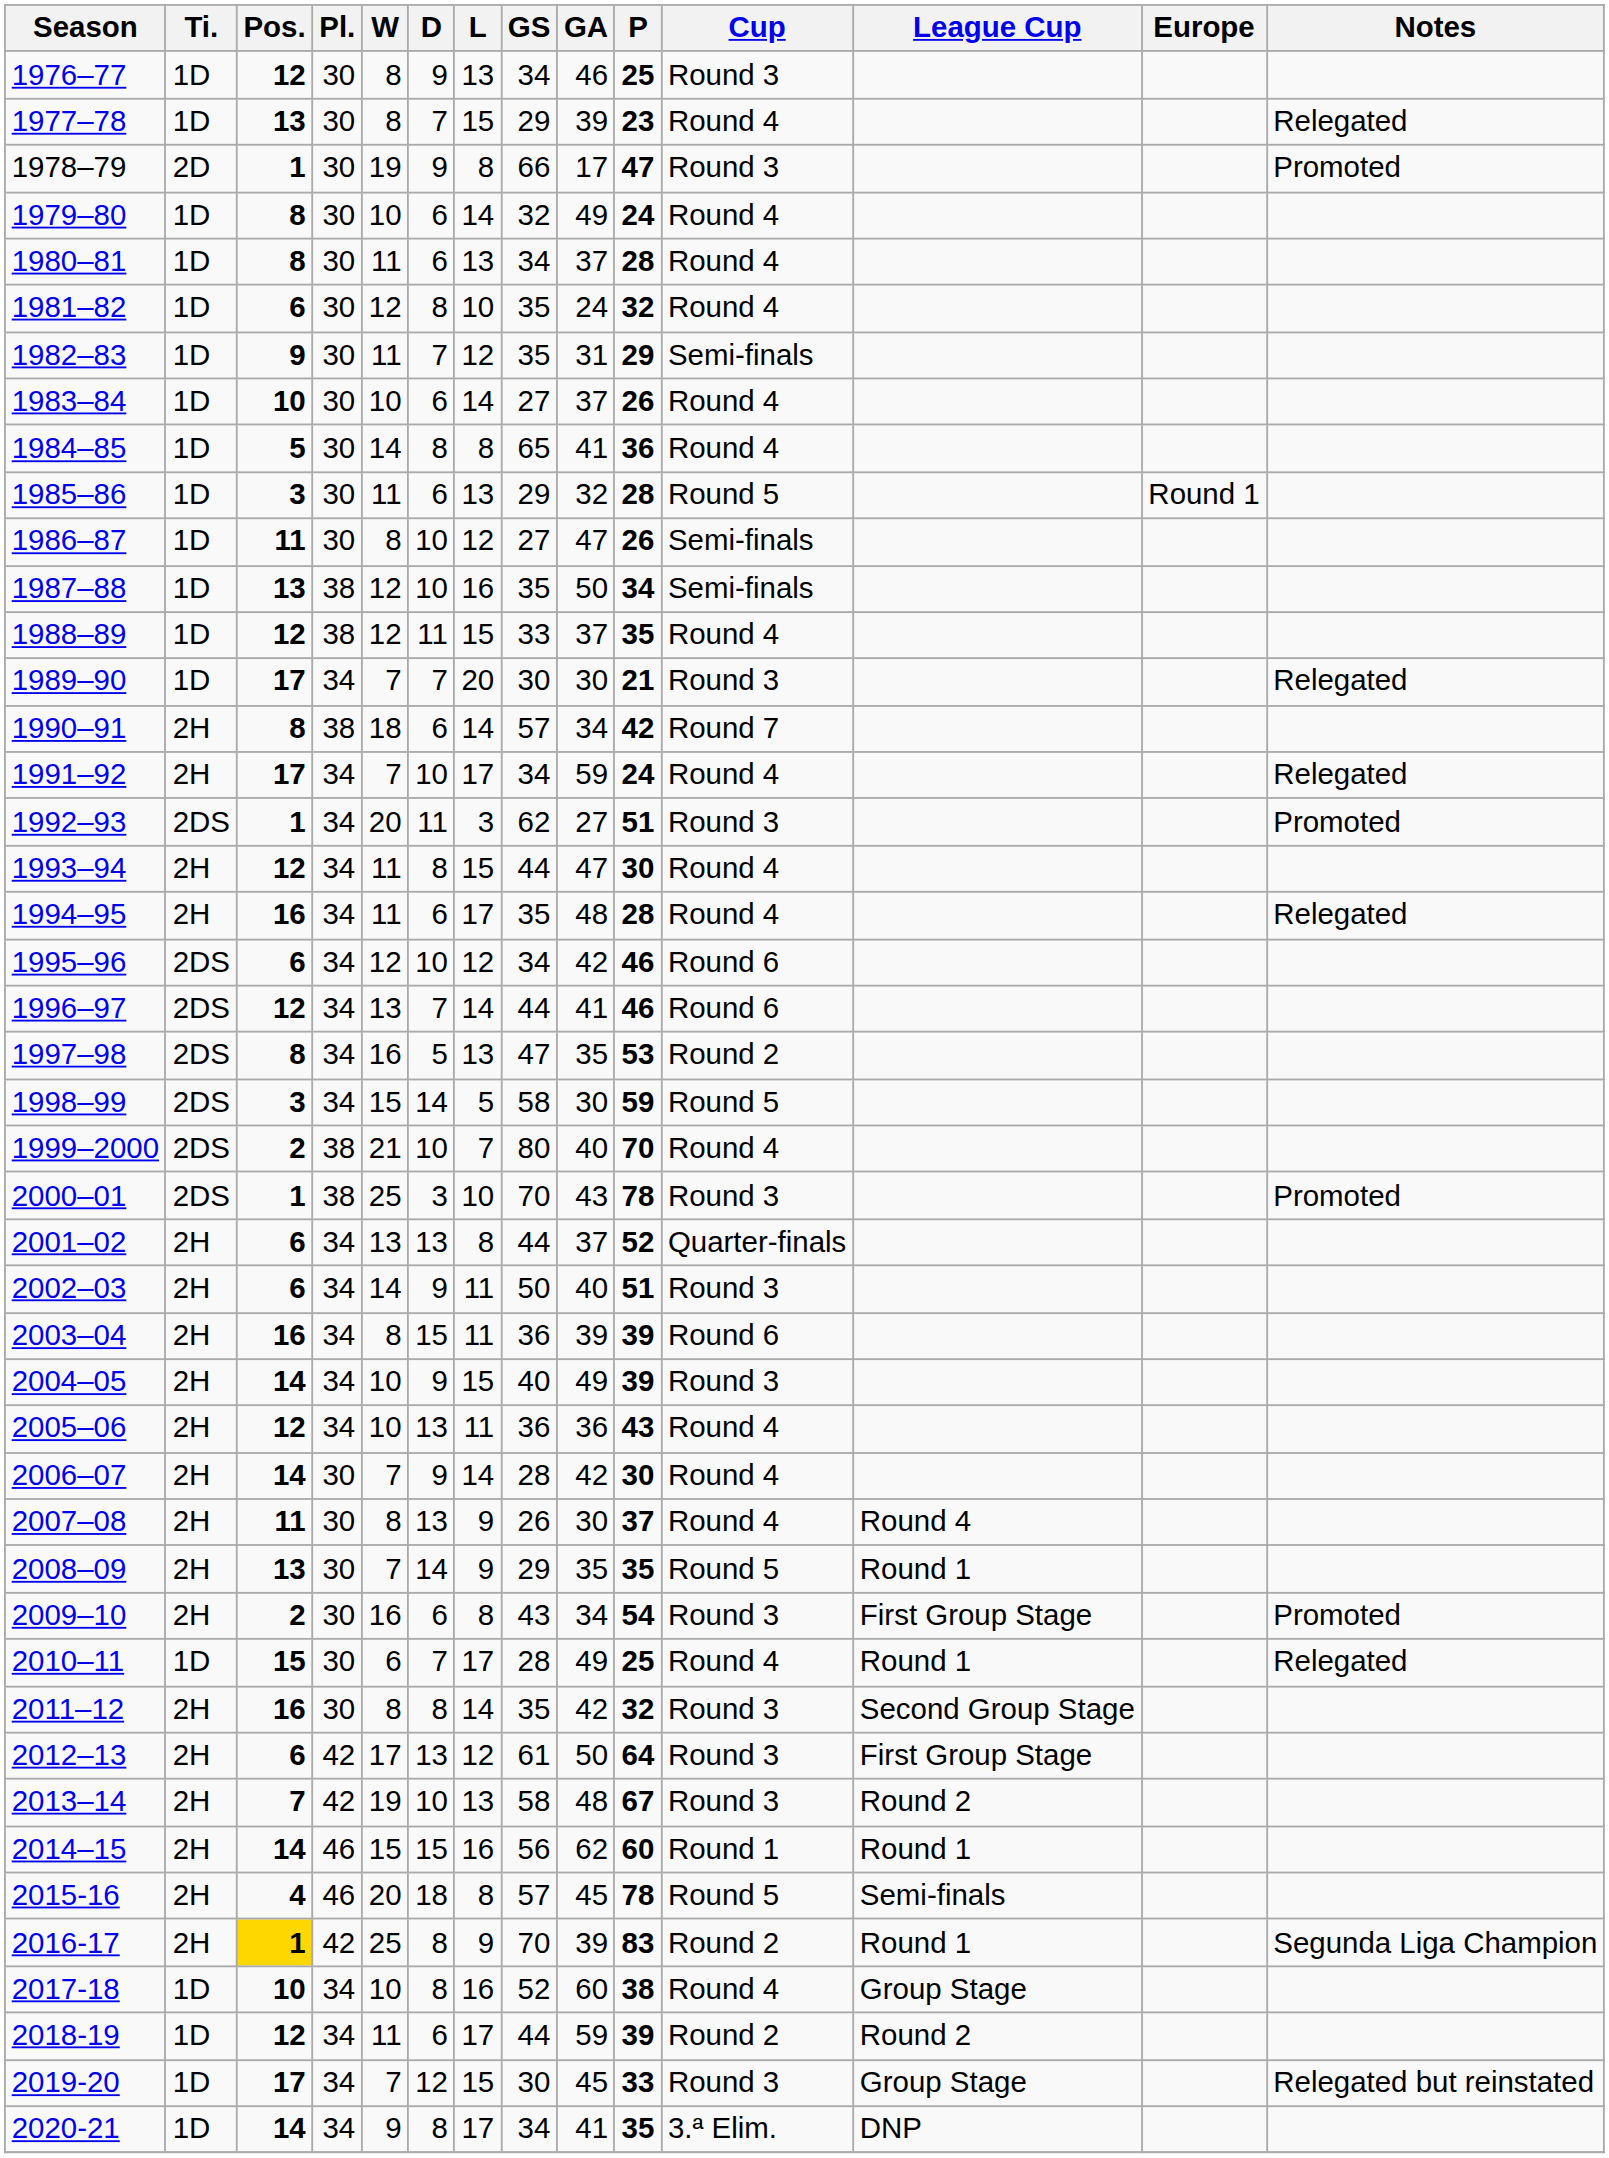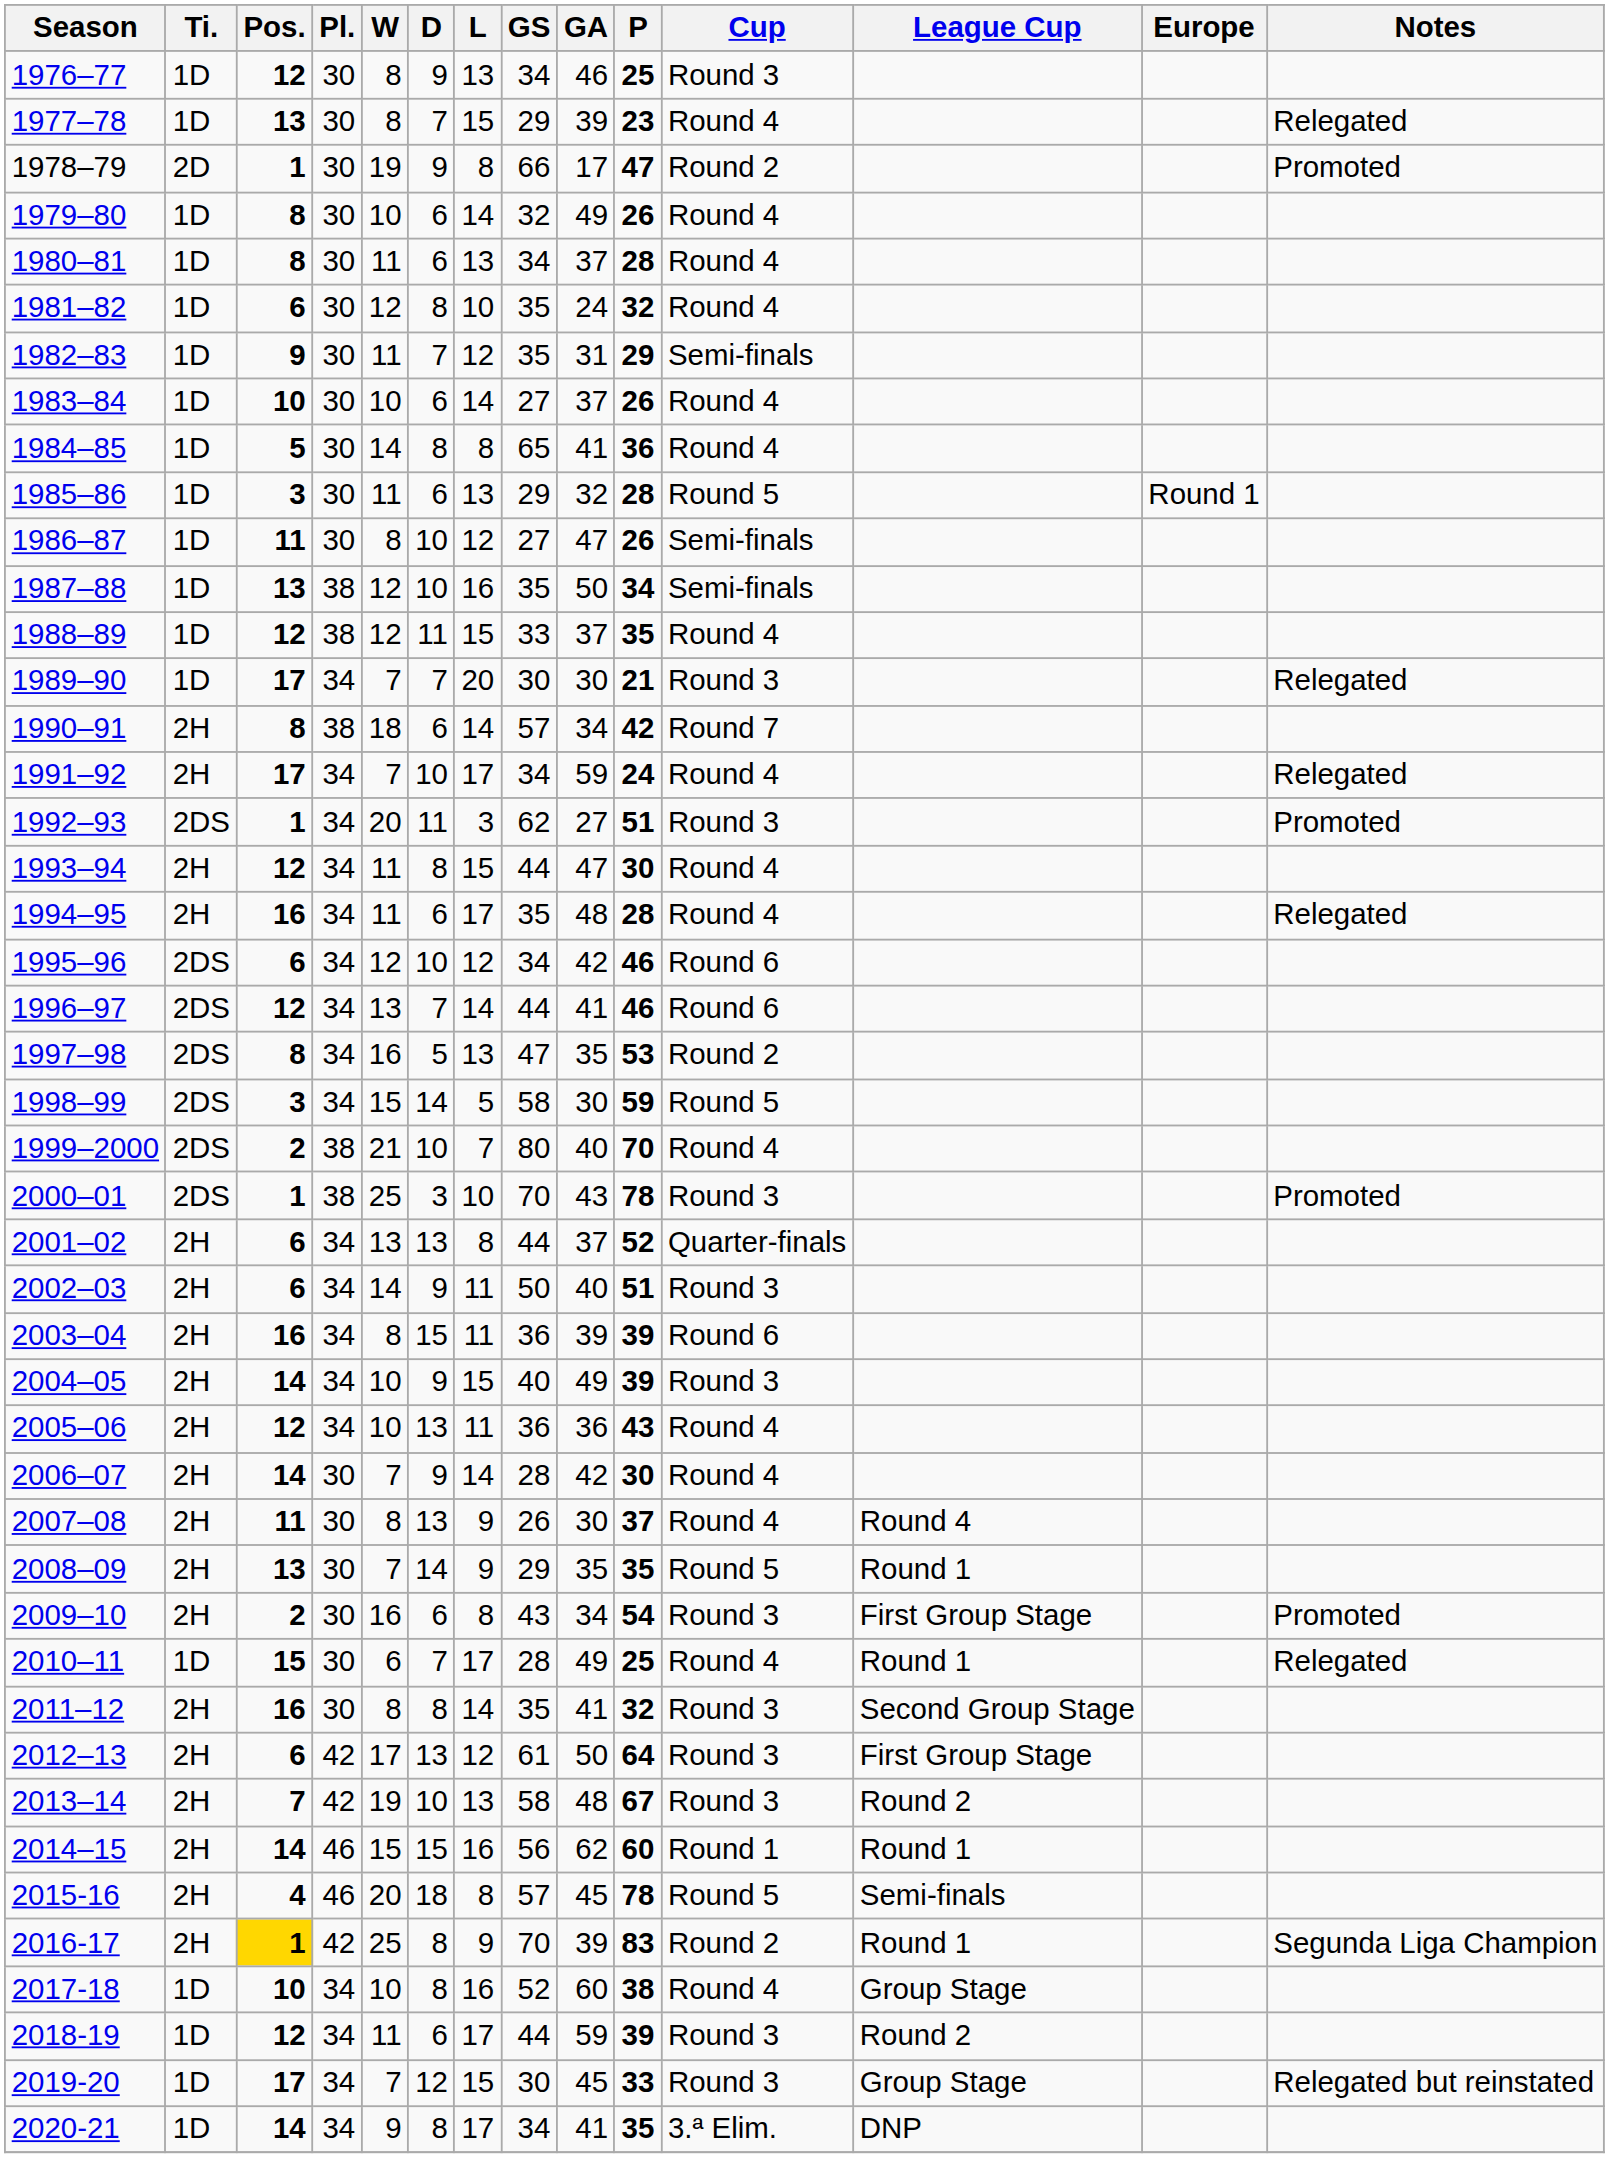(724, 167) Round 3 -> (724, 167) Round 2
(638, 214) 24 -> (638, 214) 26
(592, 1708) 42 -> (592, 1708) 41
(724, 2035) Round 2 -> (724, 2035) Round 3
